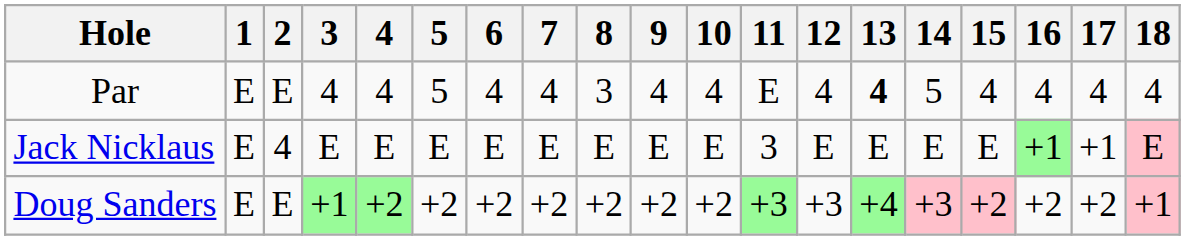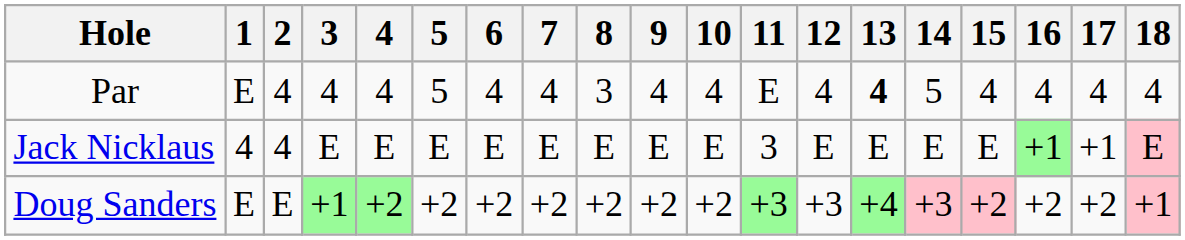(283, 90) E -> (283, 90) 4
(244, 147) E -> (244, 147) 4
